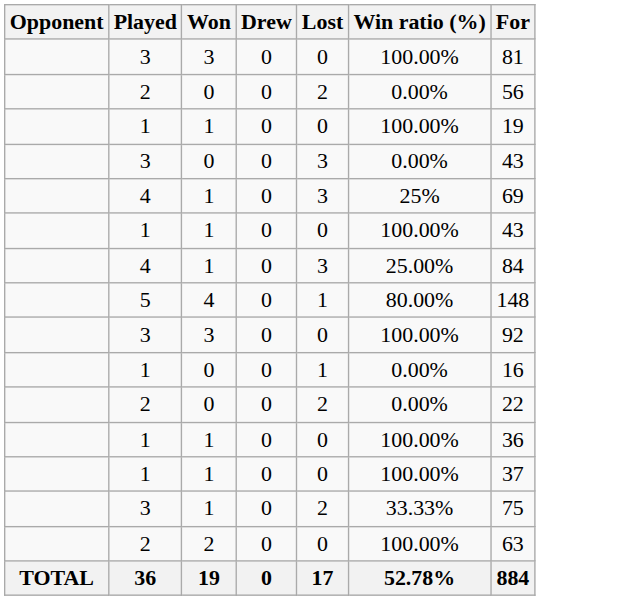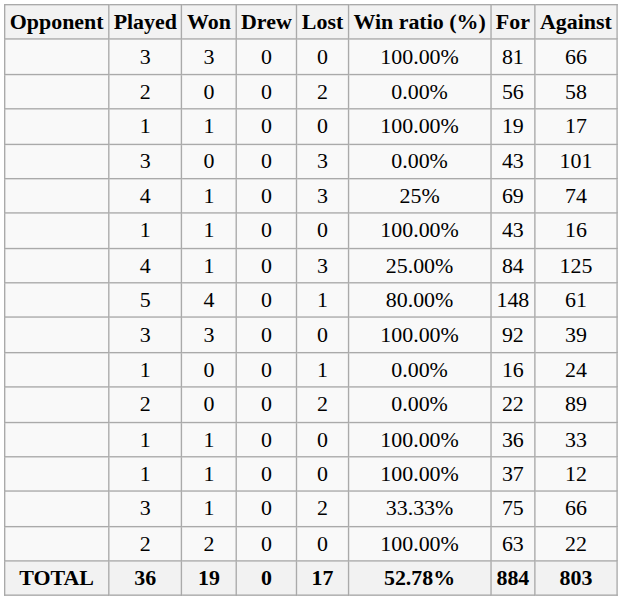+ column: (576, 21)
